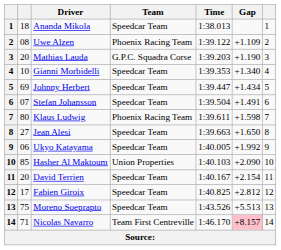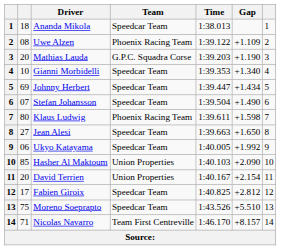(247, 101) +1.491 -> (247, 101) +1.490
(140, 176) Speedcar Team -> (143, 176) Union Properties
(247, 207) +5.513 -> (247, 207) +5.510
(247, 222) pink background -> (247, 222) no background
